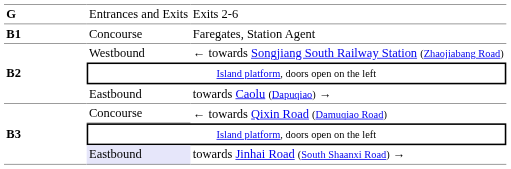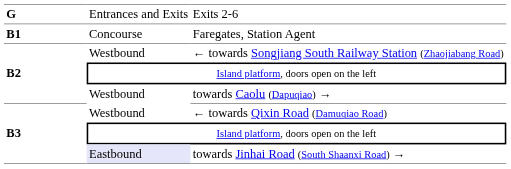(115, 93) Eastbound -> (117, 94) Westbound
(116, 113) Concourse -> (117, 113) Westbound
